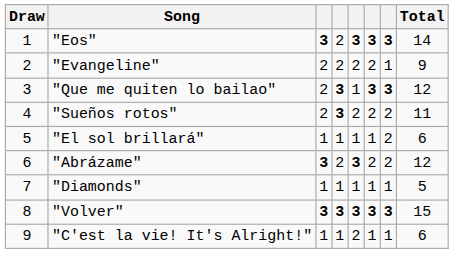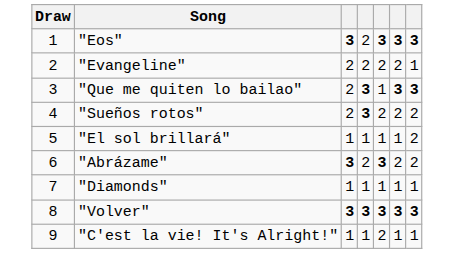- column: (422, 17)
